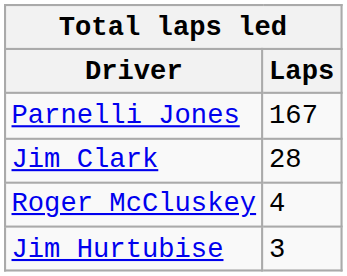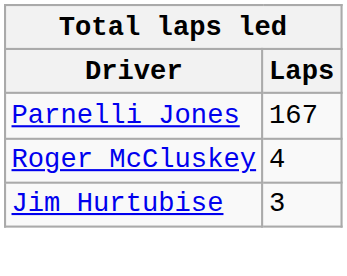- row: (85, 160)
